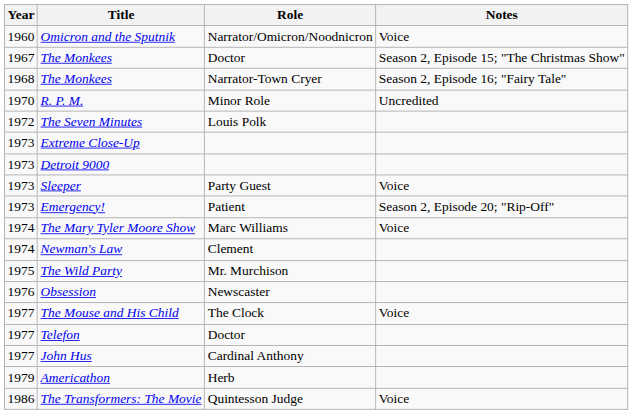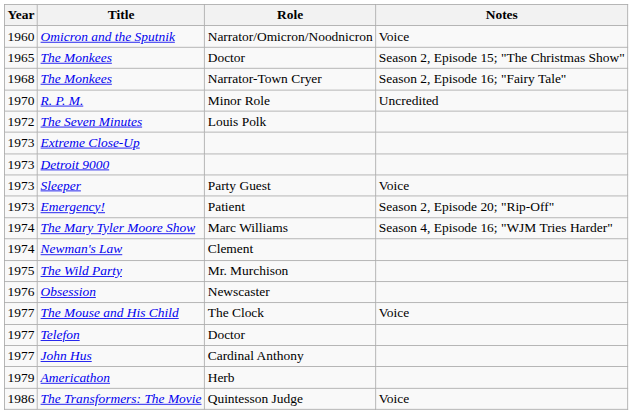(21, 57) 1967 -> (21, 57) 1965
(394, 228) Voice -> (496, 228) Season 4, Episode 16; "WJM Tries Harder"
